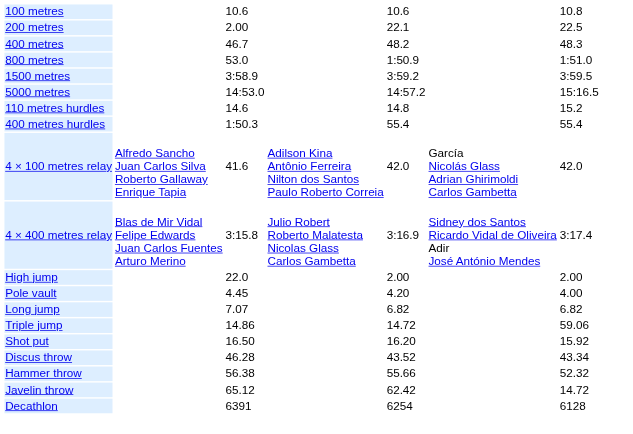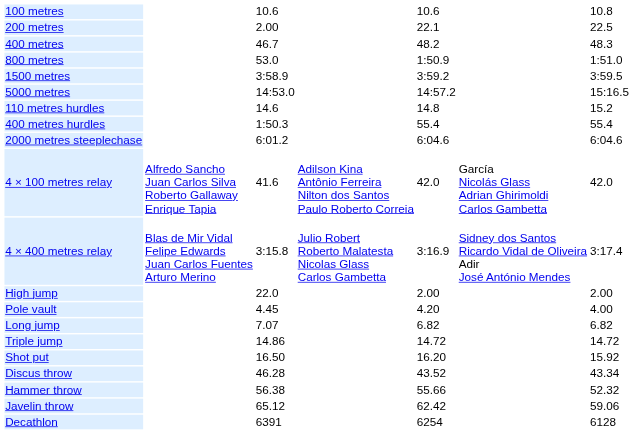+ row: (74, 140)
(574, 325) 59.06 -> (605, 341) 14.72
(574, 390) 14.72 -> (605, 406) 59.06
